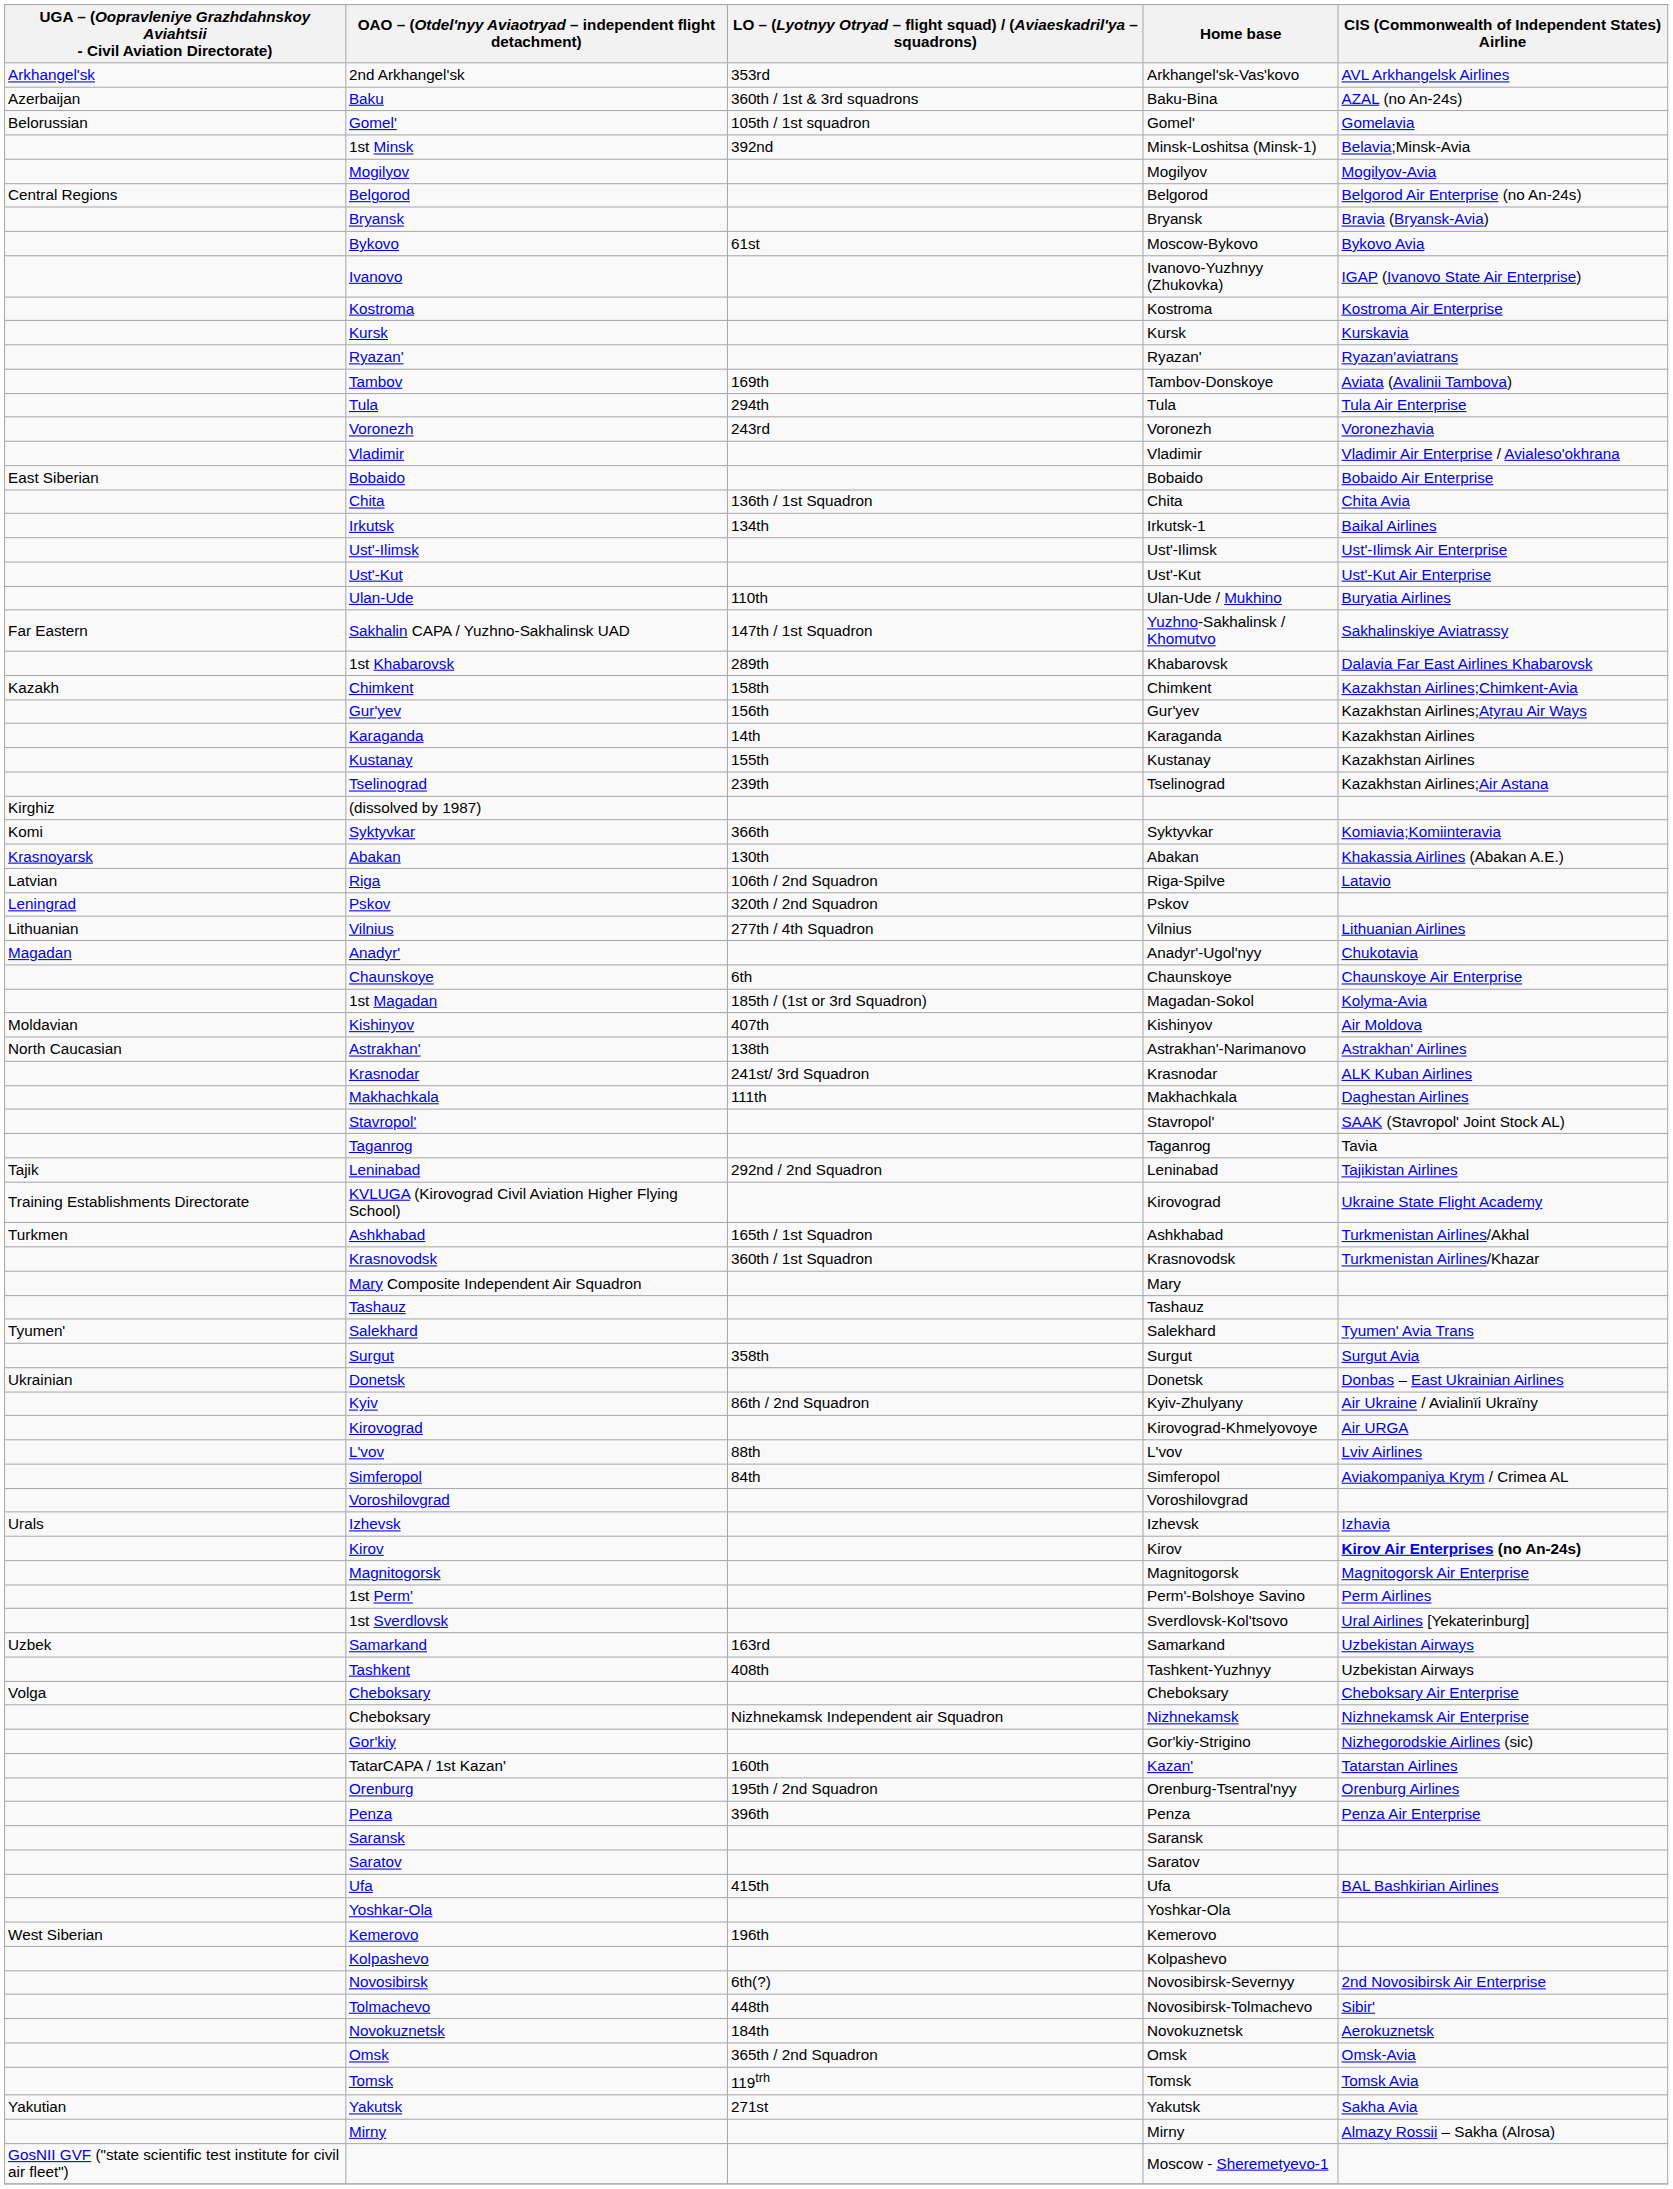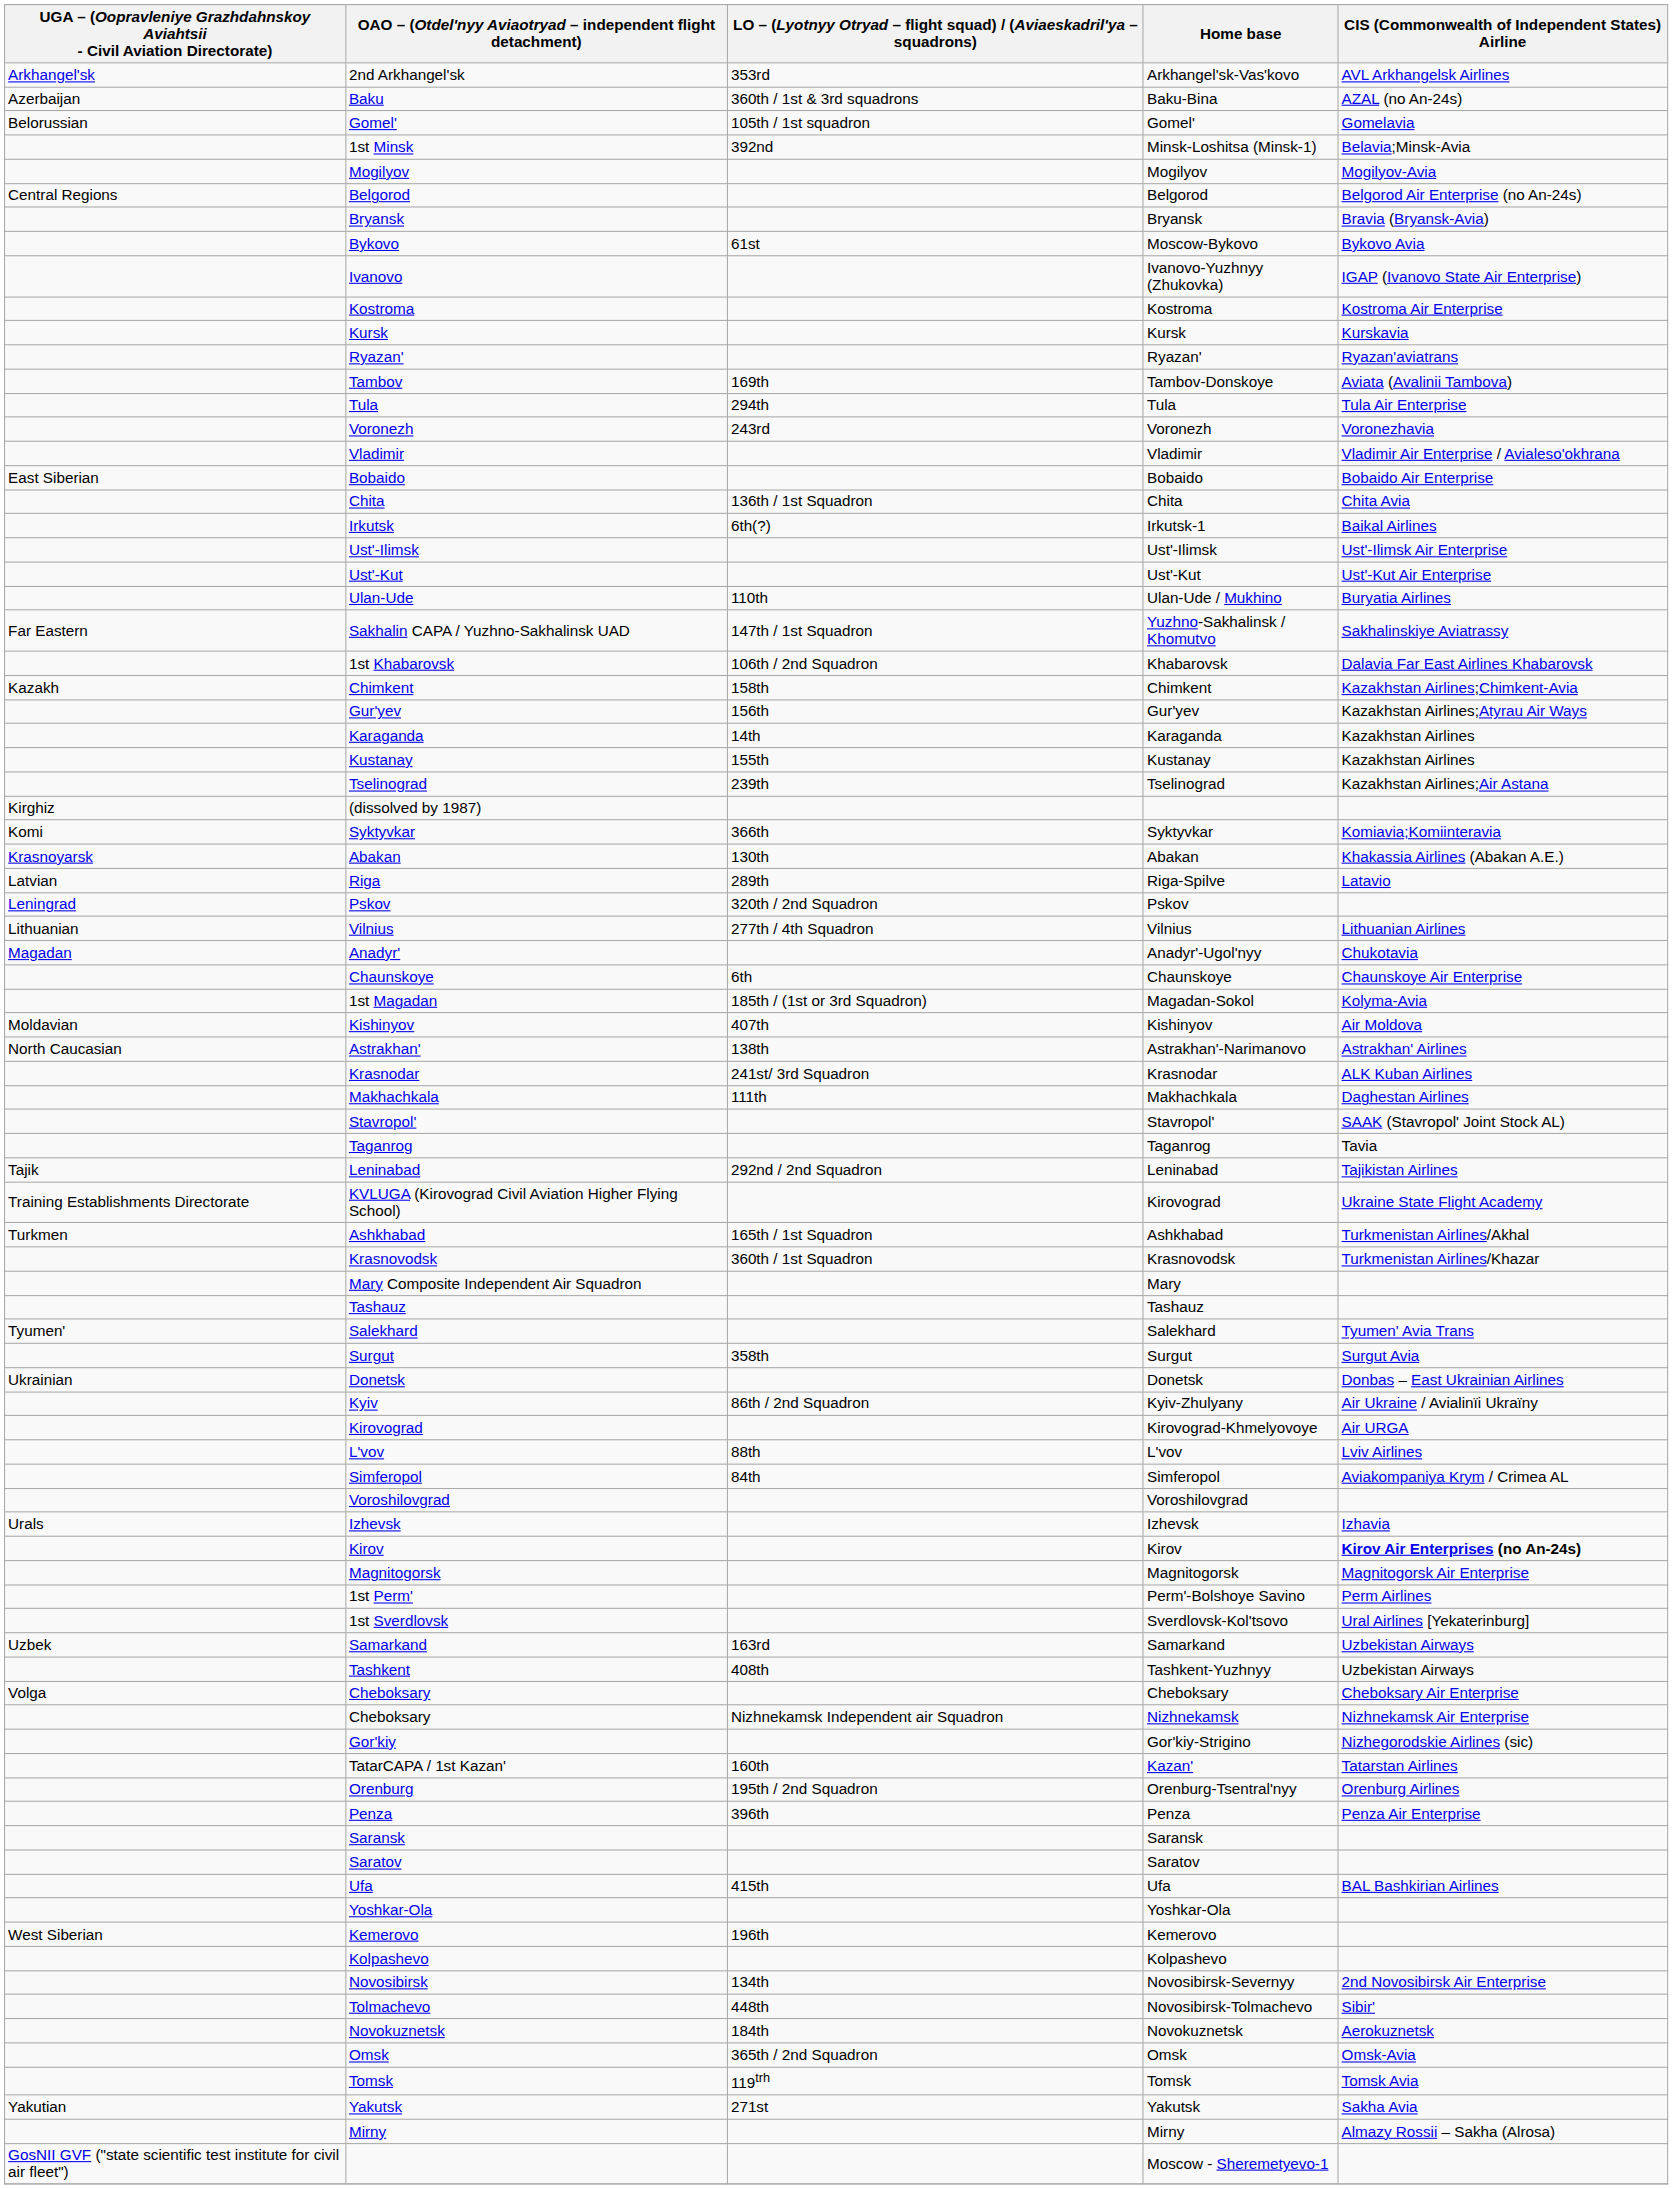(750, 526) 134th -> (751, 526) 6th(?)
(750, 664) 289th -> (804, 664) 106th / 2nd Squadron
(804, 881) 106th / 2nd Squadron -> (750, 881) 289th
(751, 1983) 6th(?) -> (750, 1983) 134th
